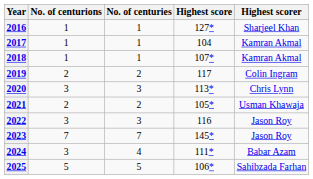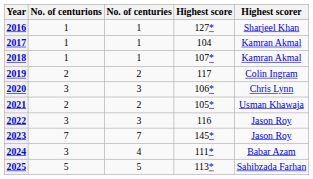(204, 89) 113* -> (204, 89) 106*
(204, 167) 106* -> (204, 167) 113*
